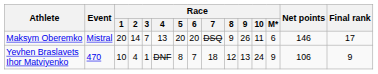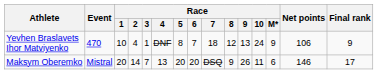rows swapped: (44, 39) <-> (43, 57)
